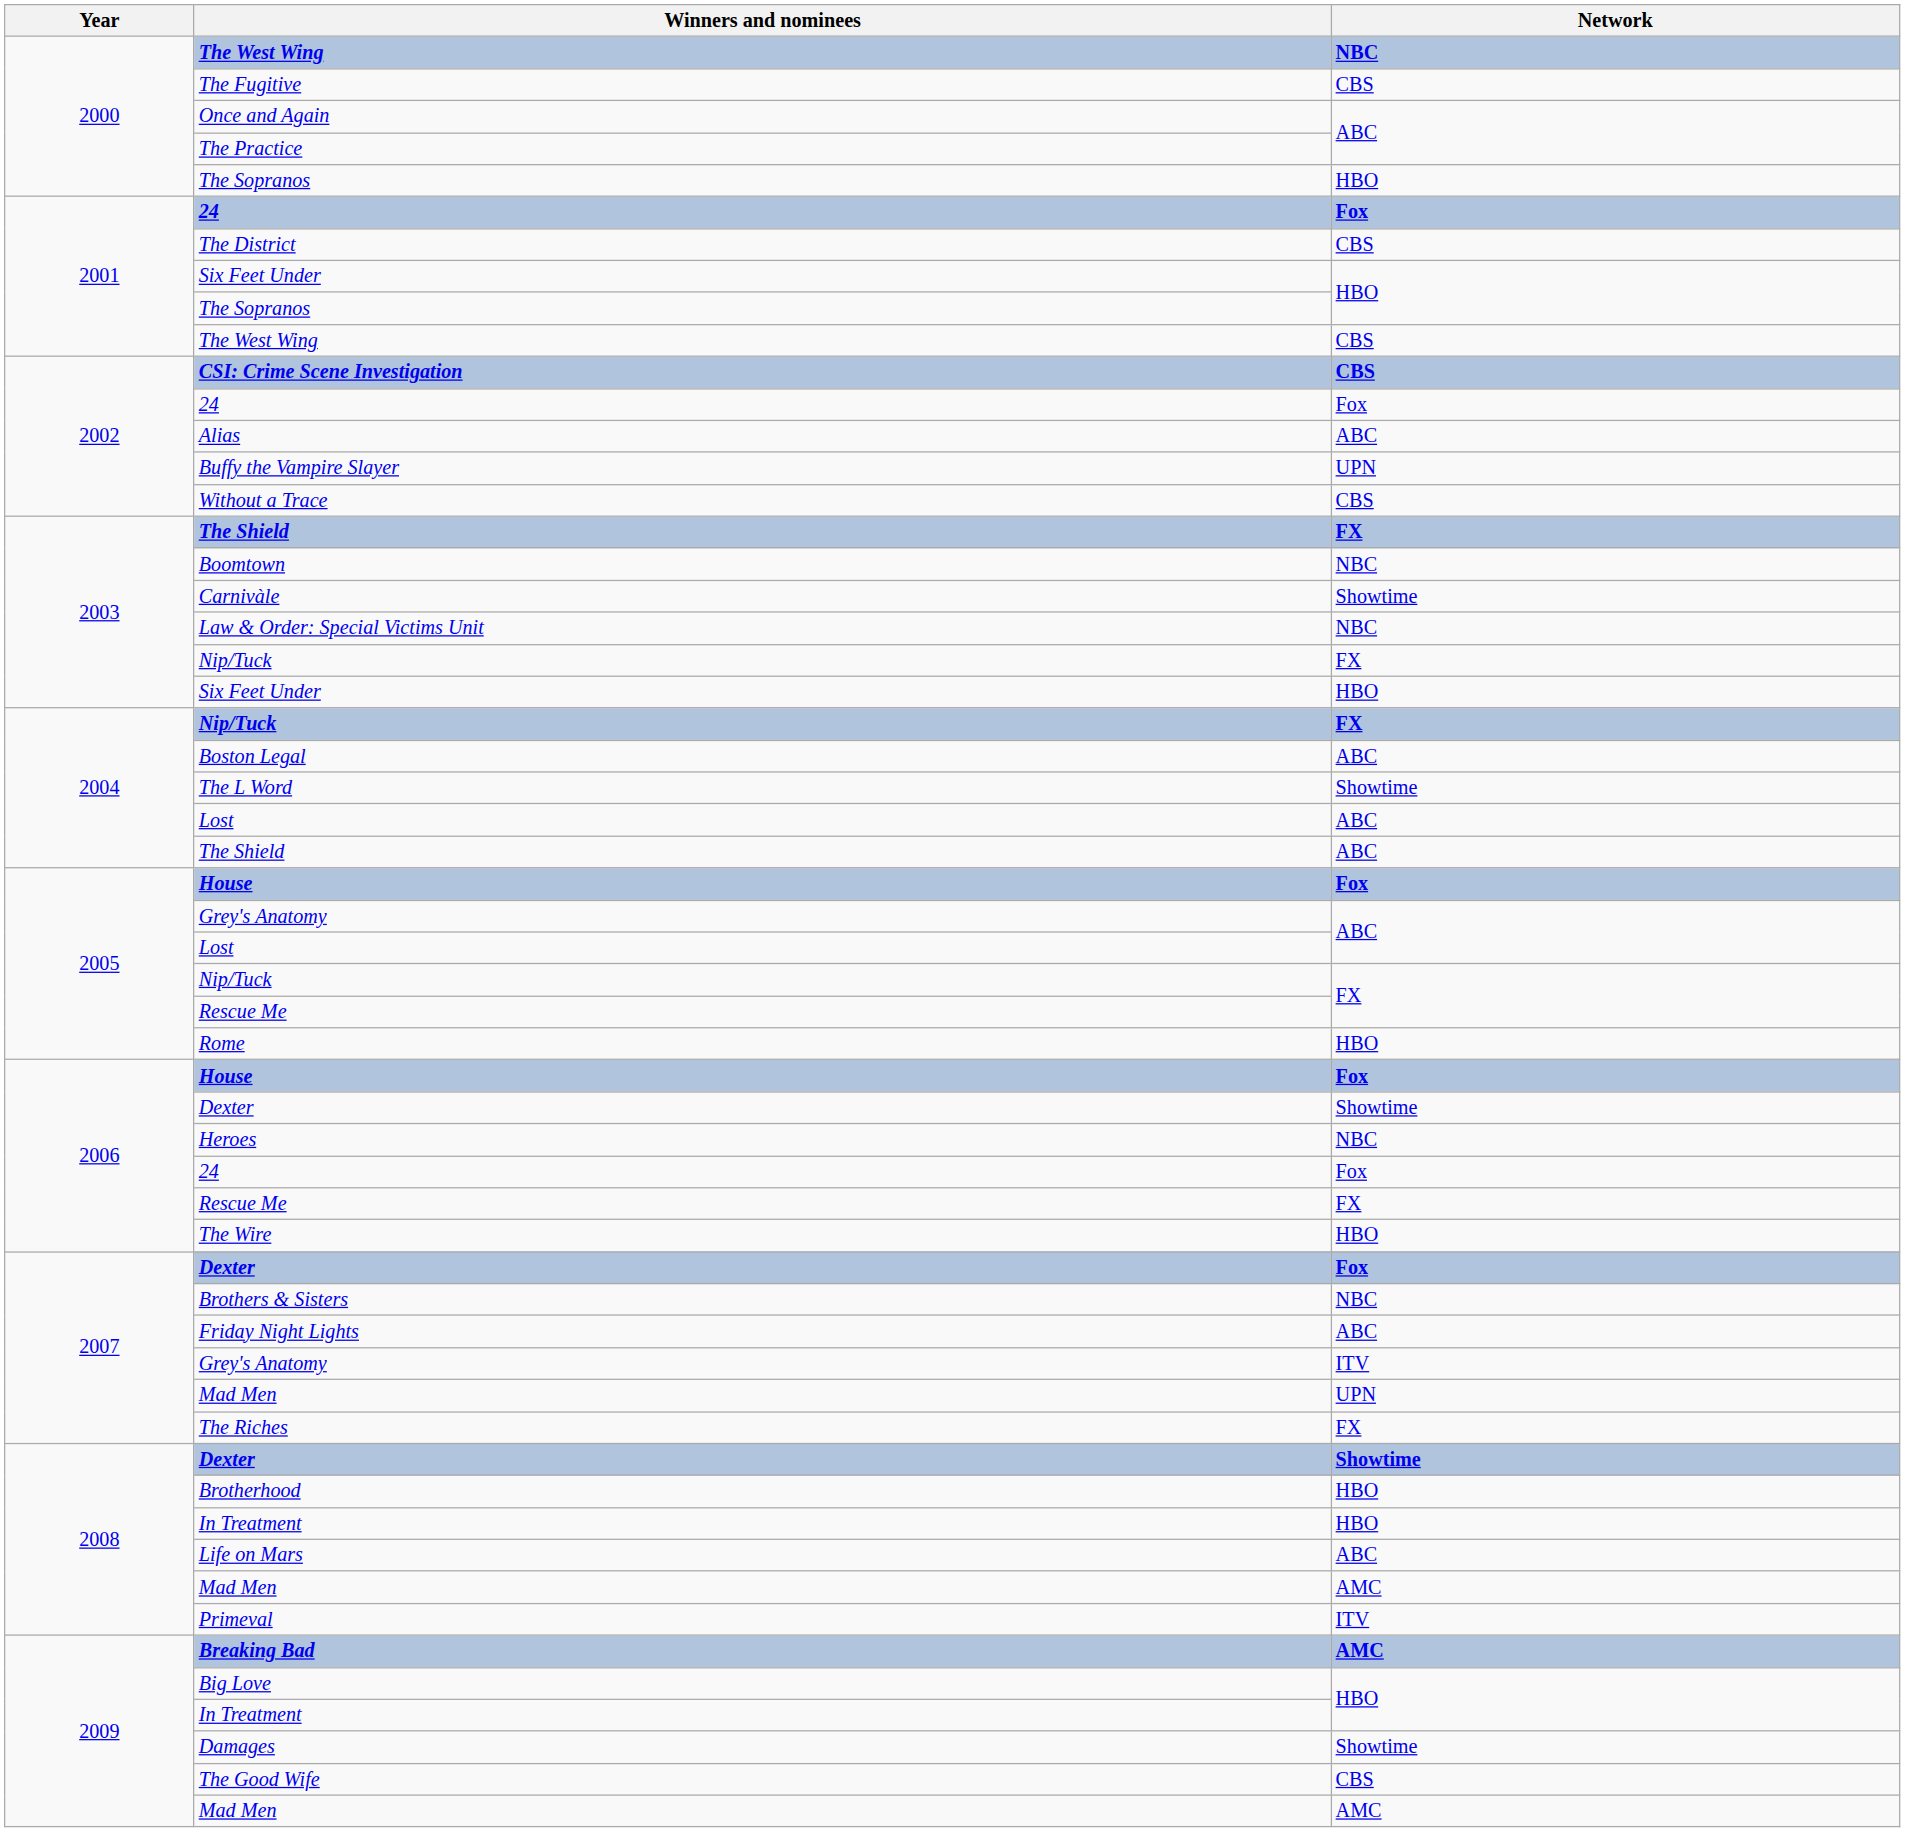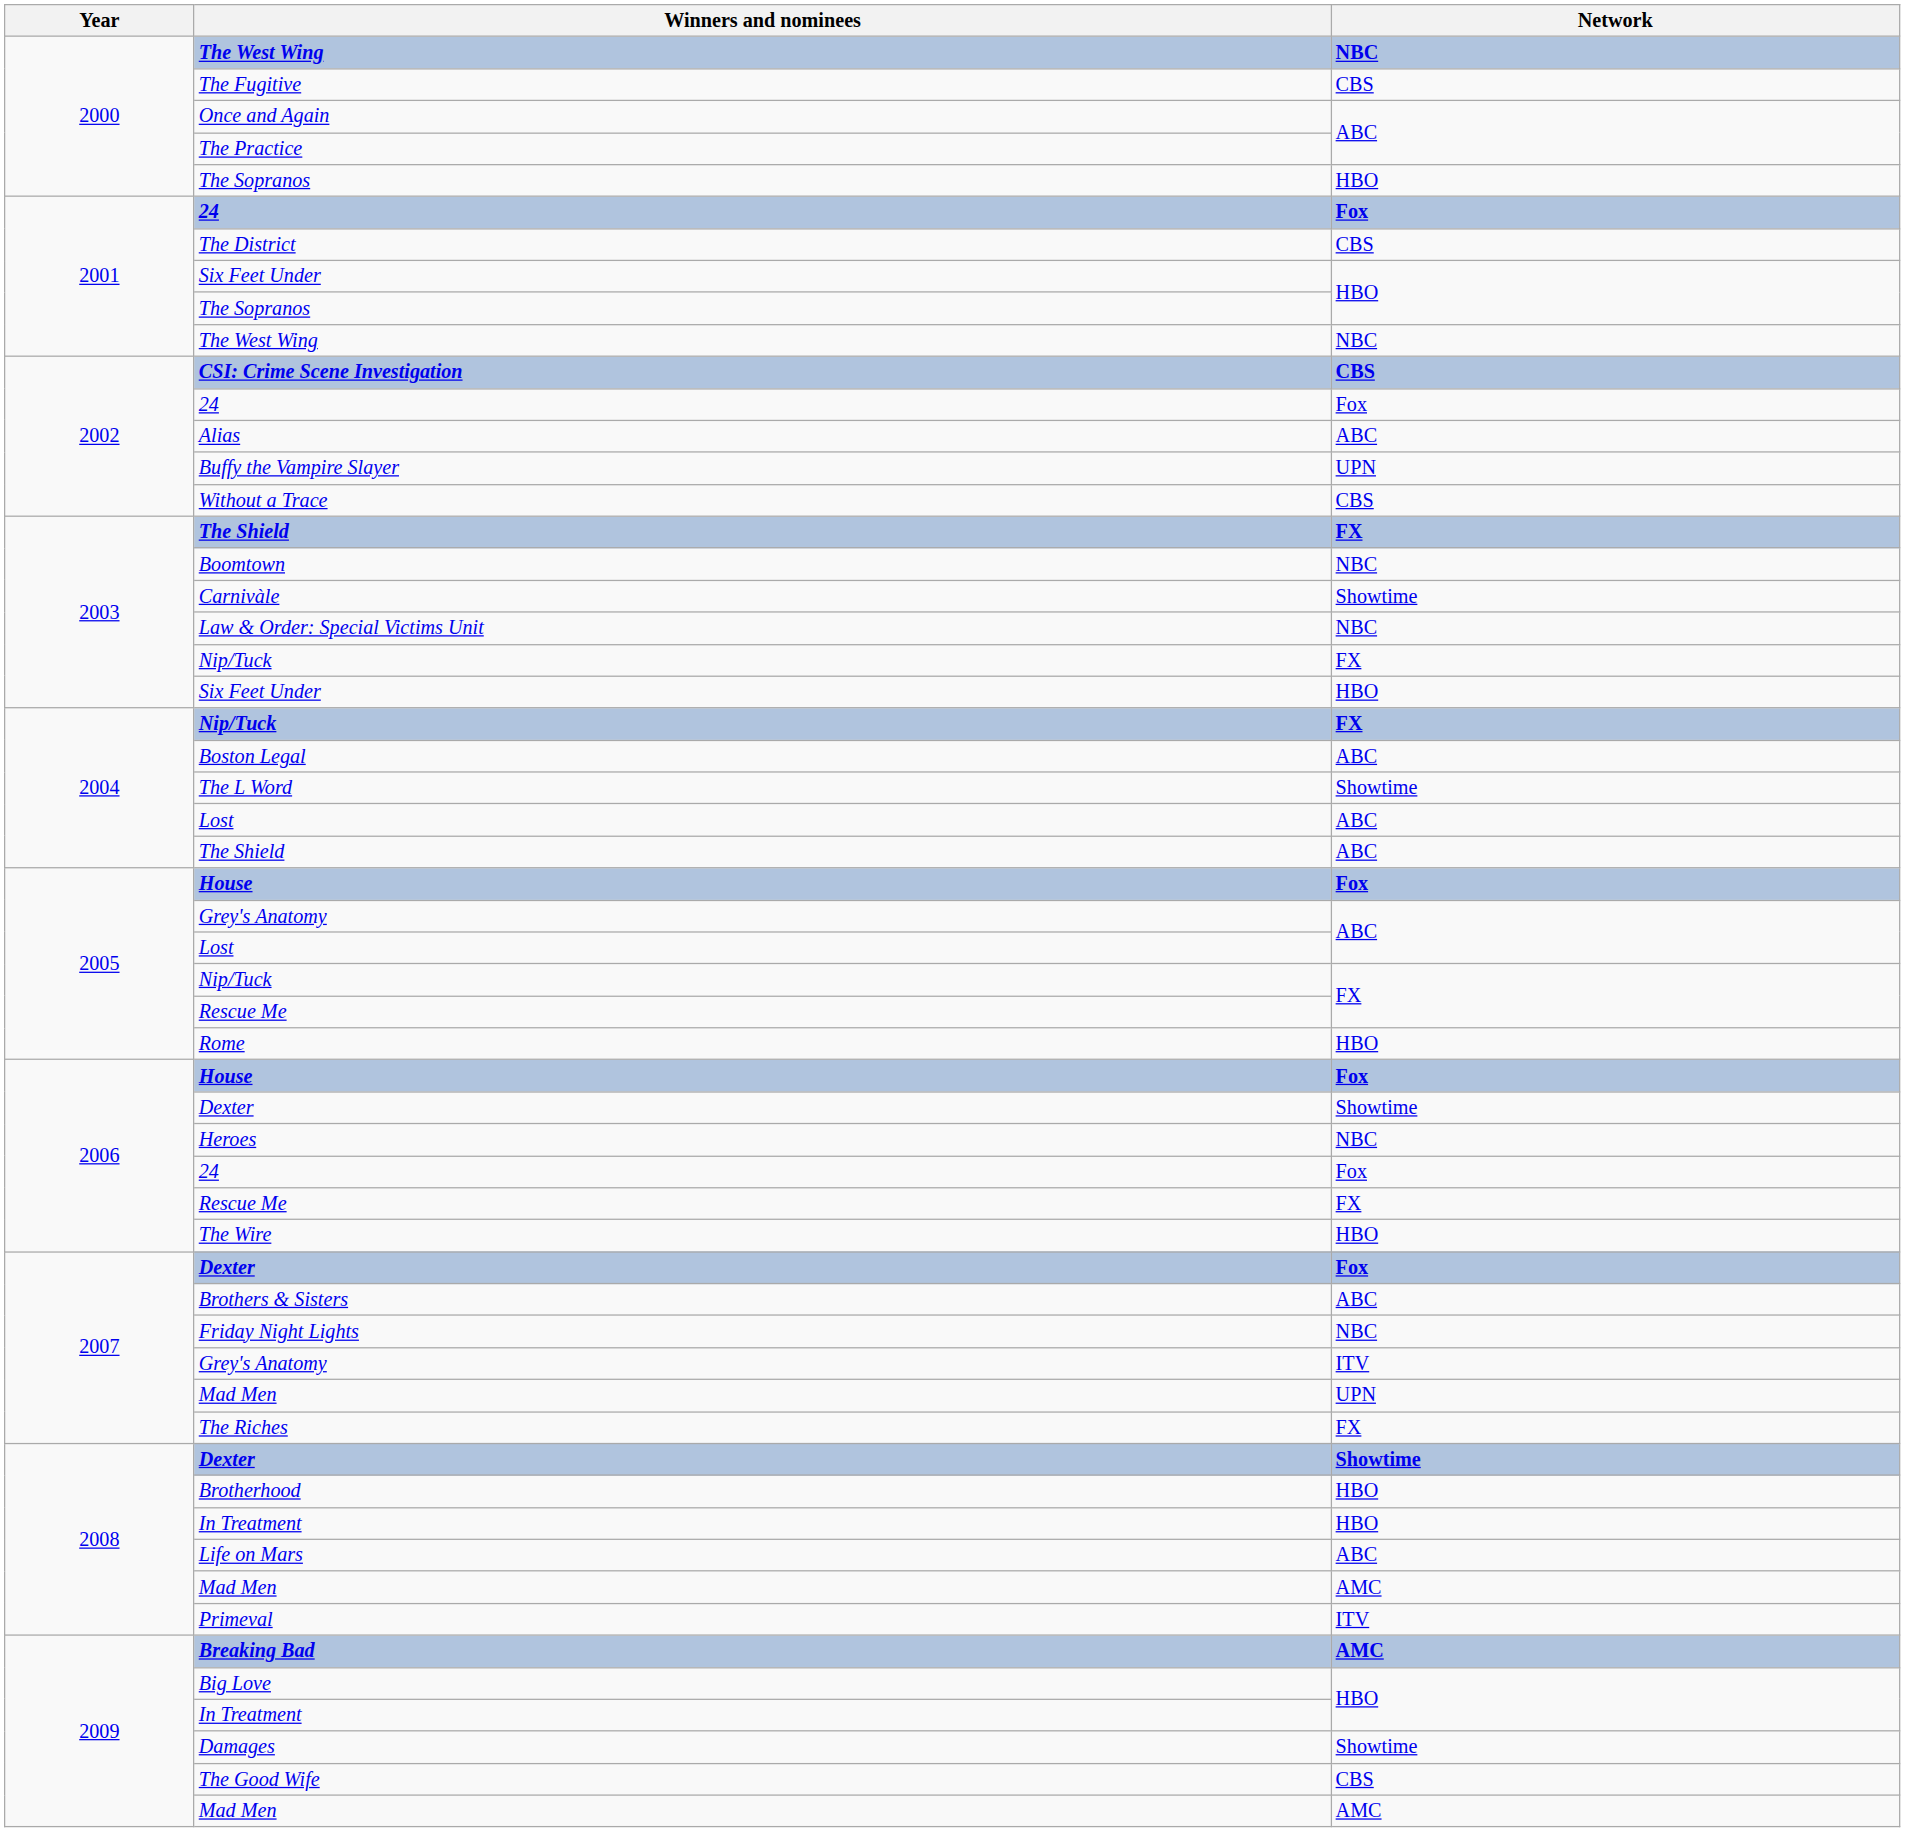(1355, 340) CBS -> (1356, 340) NBC
(1356, 1299) NBC -> (1356, 1299) ABC
(1356, 1331) ABC -> (1356, 1331) NBC
